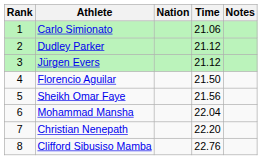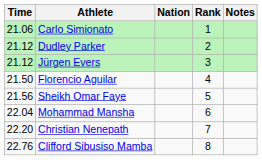columns swapped: (20, 12) <-> (208, 12)
